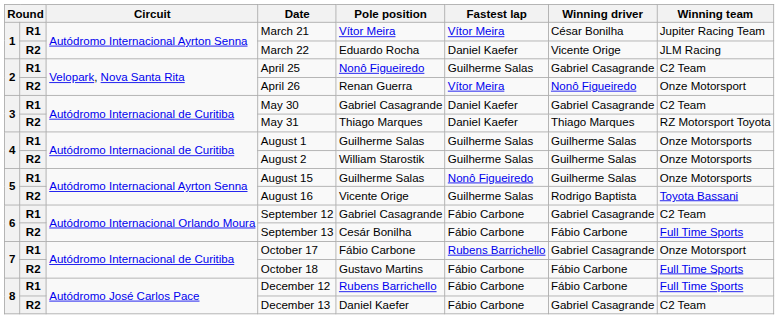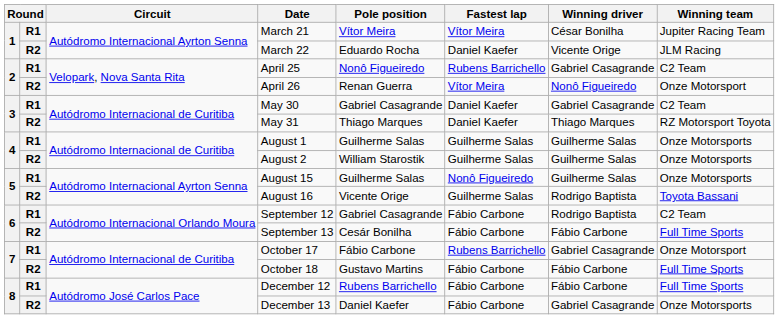(491, 68) Guilherme Salas -> (497, 68) Rubens Barrichello
(603, 214) Gabriel Casagrande -> (594, 214) Rodrigo Baptista
(683, 305) C2 Team -> (706, 305) Onze Motorsports
